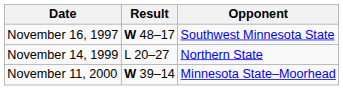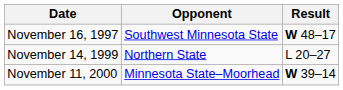columns swapped: (258, 14) <-> (149, 14)
